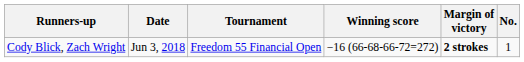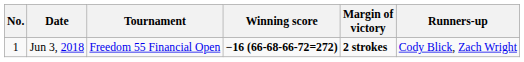columns swapped: (508, 21) <-> (66, 21)
(383, 47) normal -> (282, 47) bold
